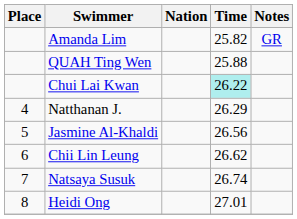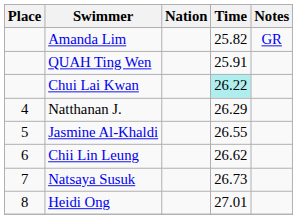(231, 62) 25.88 -> (231, 62) 25.91
(231, 132) 26.56 -> (231, 132) 26.55
(231, 179) 26.74 -> (231, 179) 26.73
